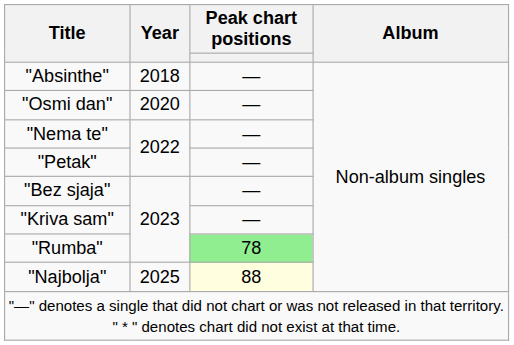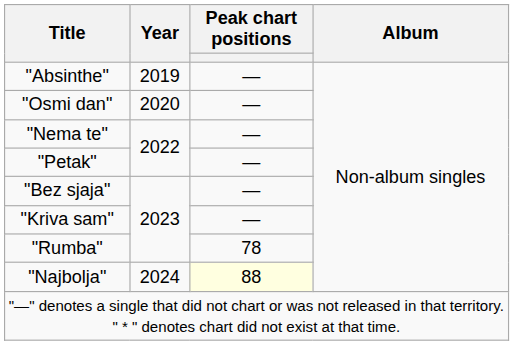(160, 76) 2018 -> (160, 76) 2019
(251, 248) lightgreen background -> (251, 248) no background
(160, 276) 2025 -> (160, 276) 2024
